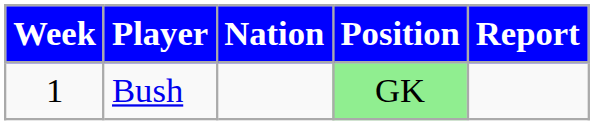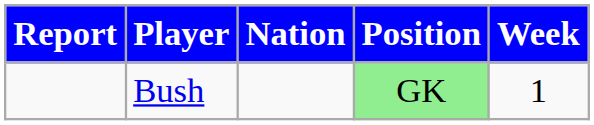columns swapped: (55, 33) <-> (528, 33)
